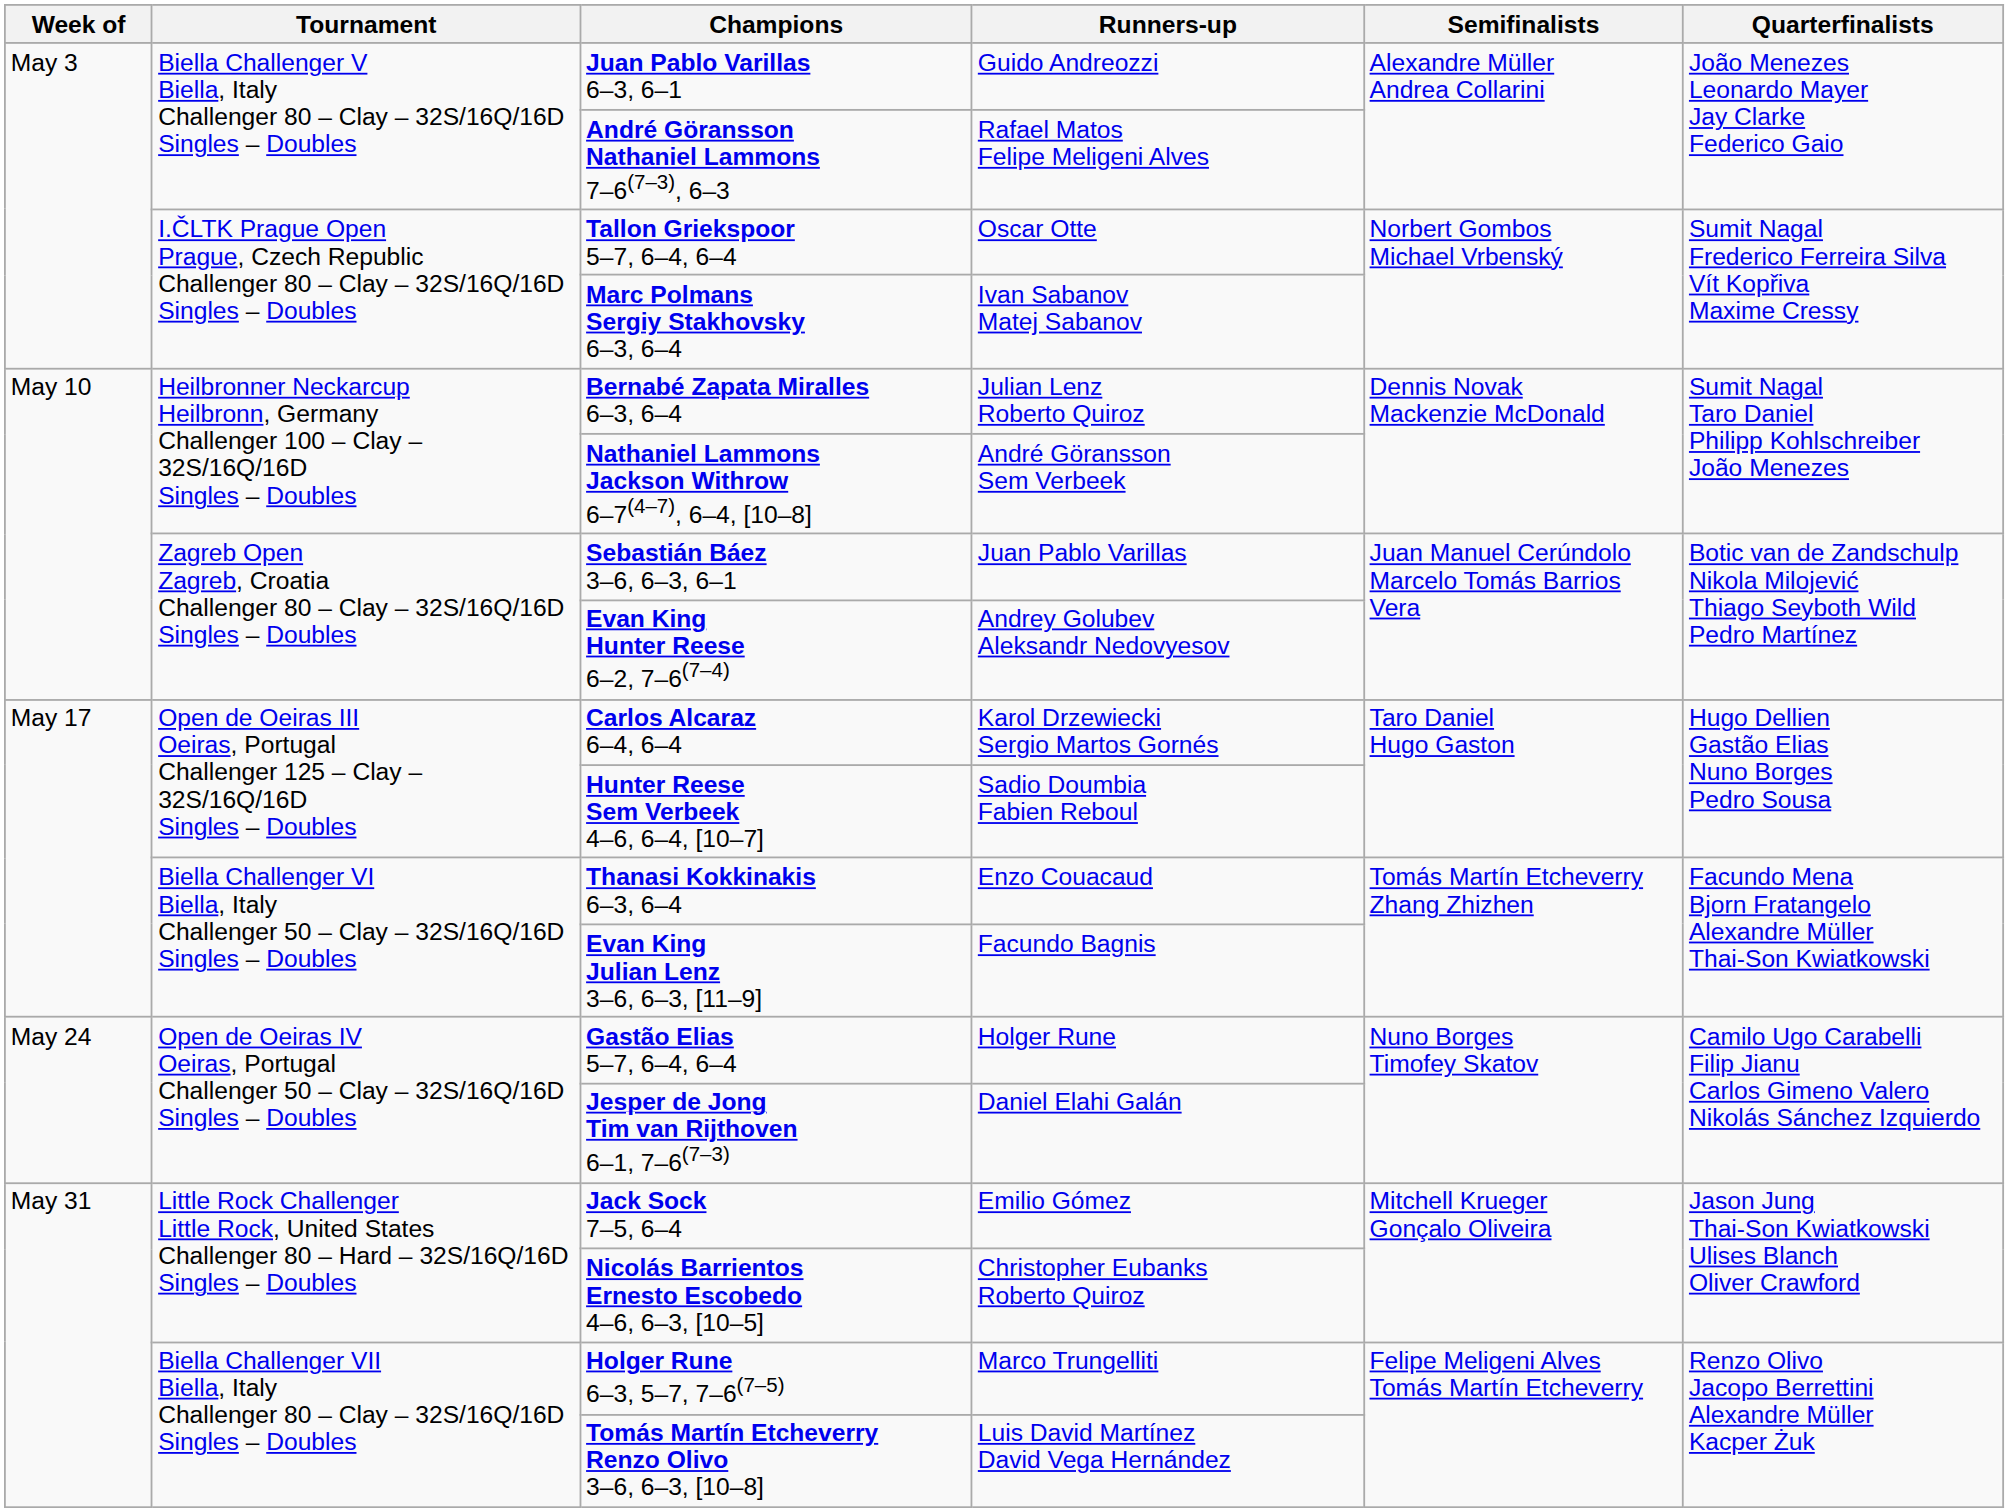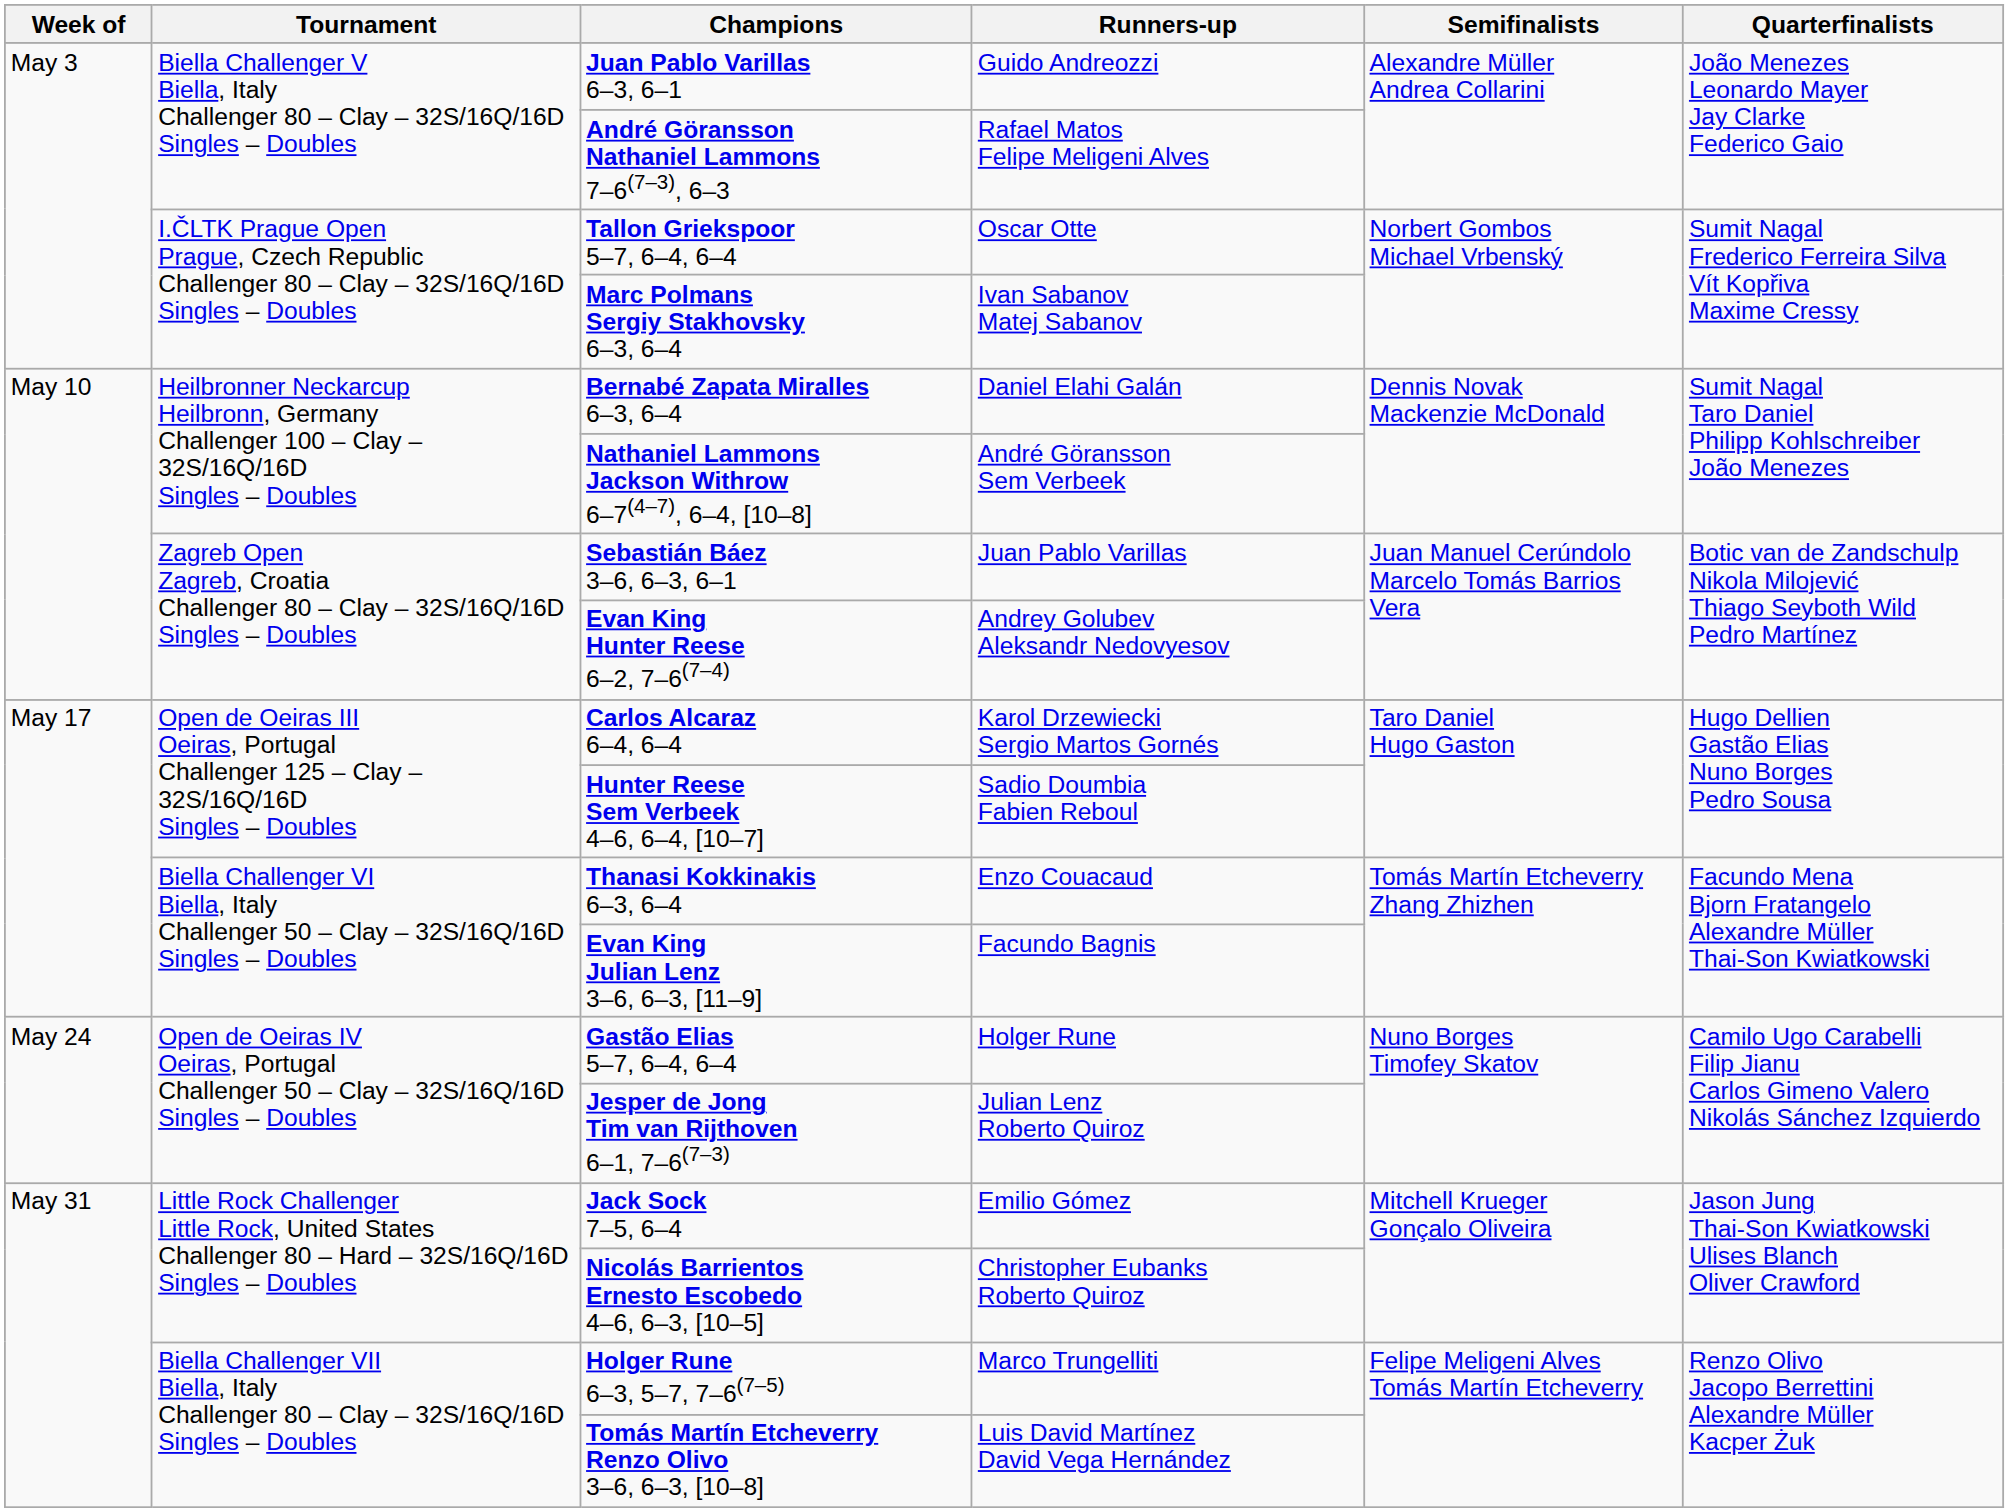(1061, 401) Julian Lenz Roberto Quiroz -> (1080, 387) Daniel Elahi Galán
(1080, 1102) Daniel Elahi Galán -> (1061, 1116) Julian Lenz Roberto Quiroz
